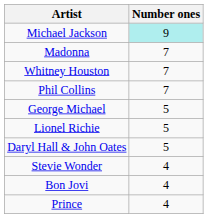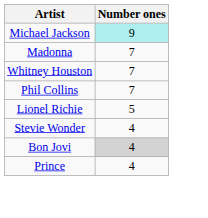- row: (67, 109)
- row: (67, 147)
(166, 185) no background -> (132, 147) lightgrey background
